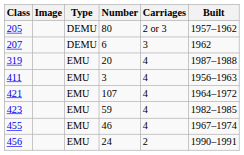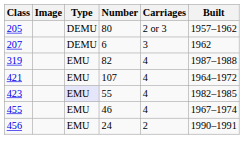(107, 61) 20 -> (107, 61) 82
- row: (14, 77)
(78, 110) no background -> (78, 93) lavender background
(107, 110) 59 -> (107, 93) 55
